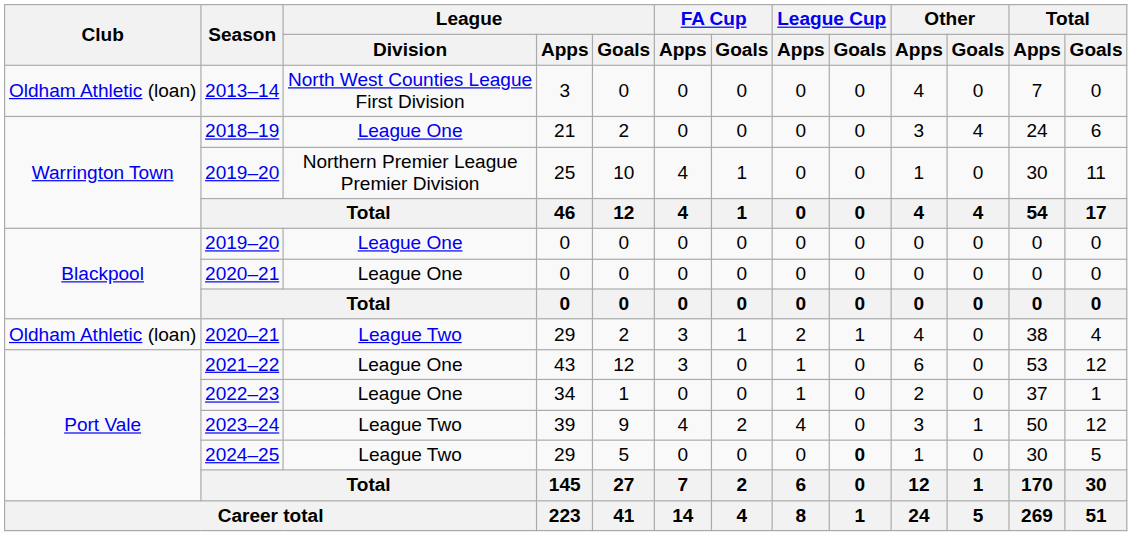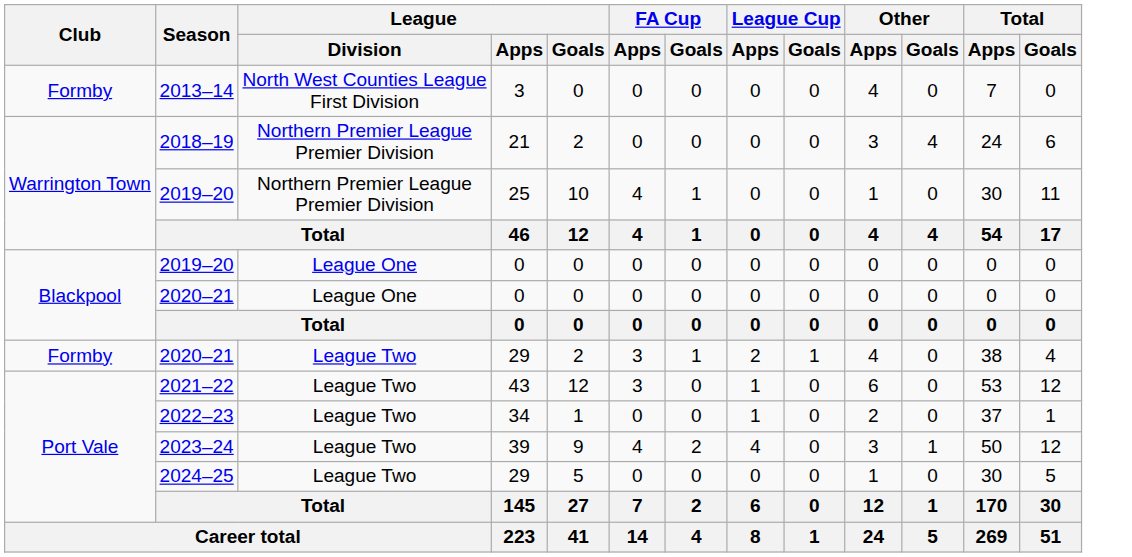(103, 90) Oldham Athletic (loan) -> (80, 90) Formby
(410, 131) League One -> (365, 142) Northern Premier League Premier Division
(103, 334) Oldham Athletic (loan) -> (80, 355) Formby
(410, 364) League One -> (365, 385) League Two
(410, 394) League One -> (365, 416) League Two
(860, 454) bold -> (814, 476) normal
